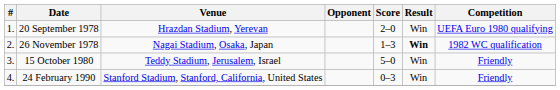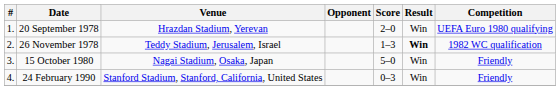(213, 45) Nagai Stadium, Osaka, Japan -> (213, 45) Teddy Stadium, Jerusalem, Israel
(213, 61) Teddy Stadium, Jerusalem, Israel -> (213, 61) Nagai Stadium, Osaka, Japan
